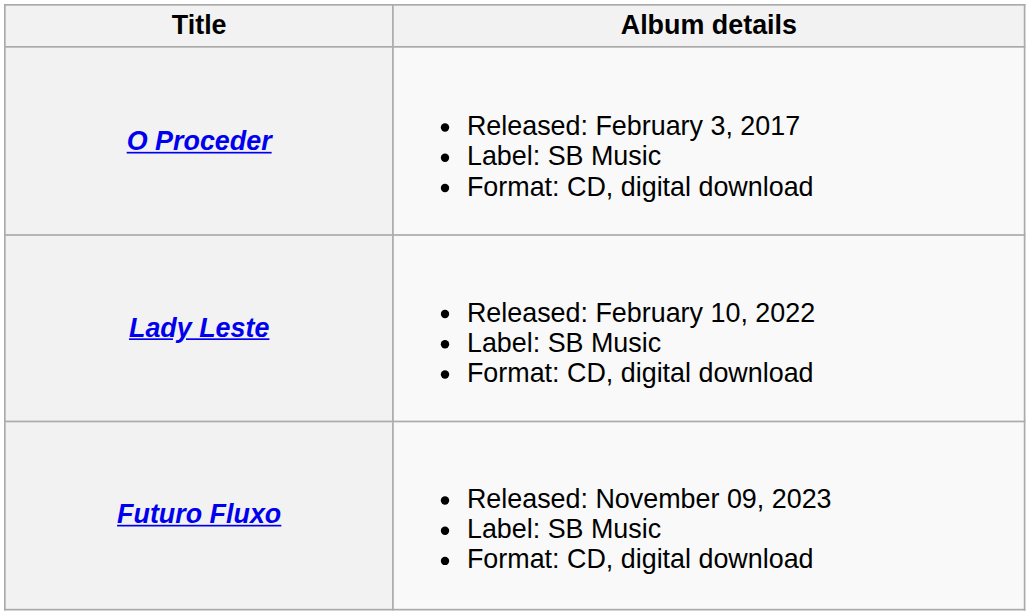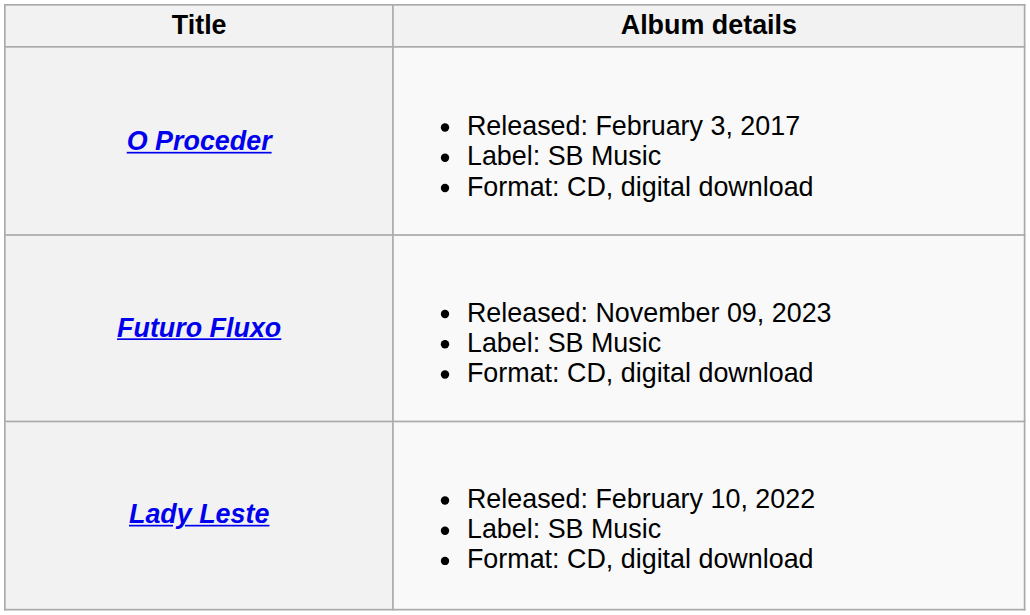rows swapped: (199, 327) <-> (199, 514)
